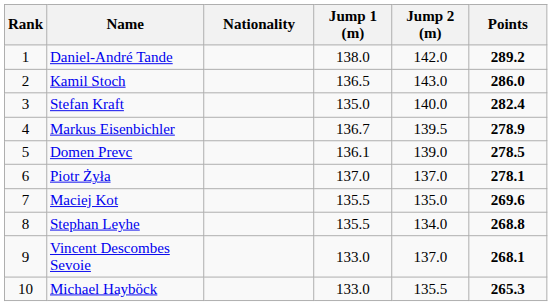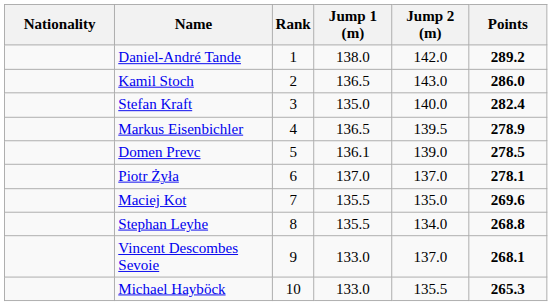columns swapped: (25, 24) <-> (259, 24)
(353, 128) 136.7 -> (353, 128) 136.5
